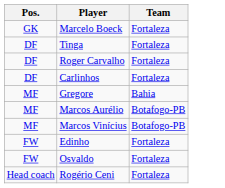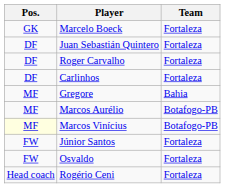- row: (71, 45)
+ row: (109, 45)
(31, 126) no background -> (31, 126) lightyellow background
- row: (74, 142)
+ row: (87, 142)
